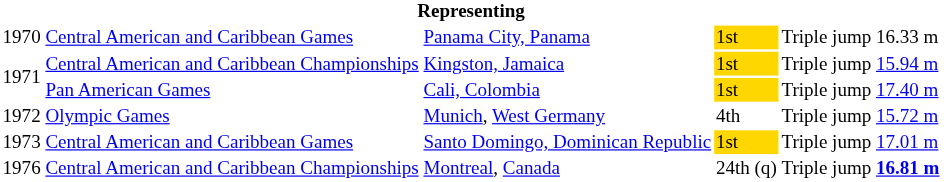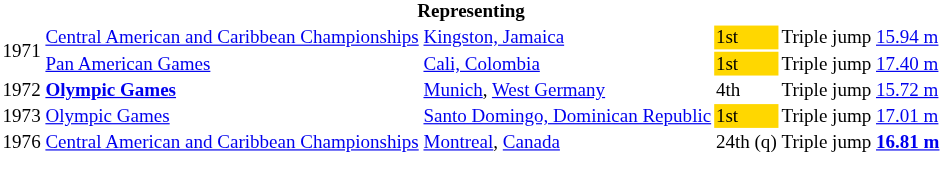- row: (507, 37)
(108, 115) normal -> (111, 89) bold
(199, 142) Central American and Caribbean Games -> (108, 115) Olympic Games
